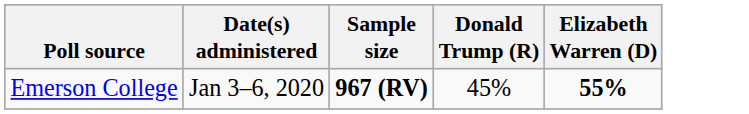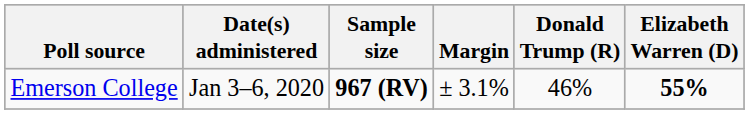+ column: (474, 50)
(489, 88) 45% -> (570, 88) 46%
